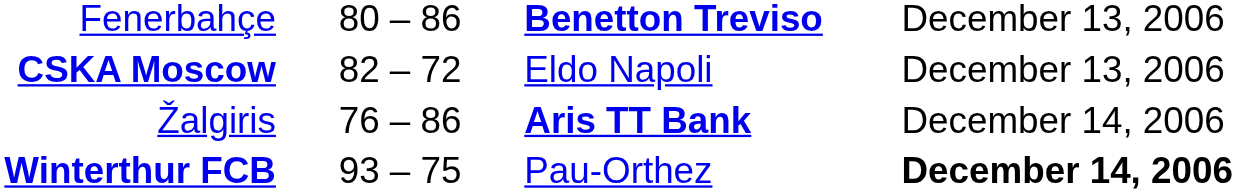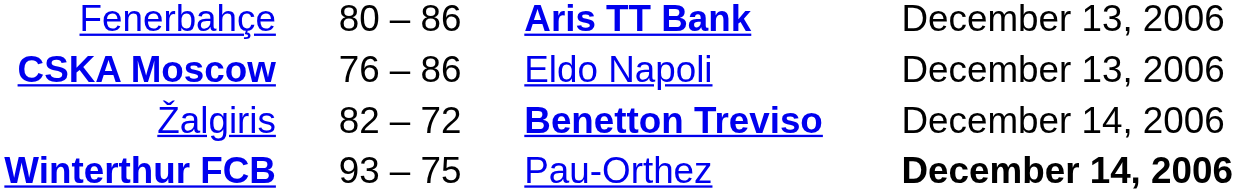(674, 19) Benetton Treviso -> (638, 19) Aris TT Bank
(400, 69) 82 – 72 -> (400, 69) 76 – 86
(400, 120) 76 – 86 -> (400, 120) 82 – 72
(638, 120) Aris TT Bank -> (674, 120) Benetton Treviso
